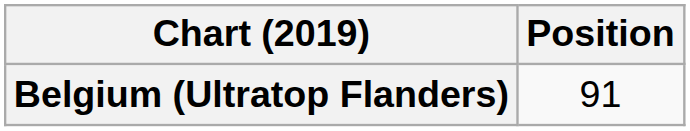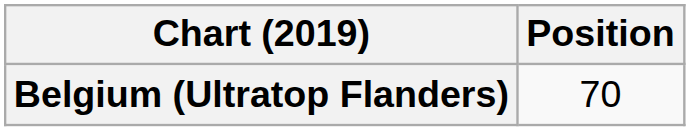(600, 93) 91 -> (600, 93) 70
